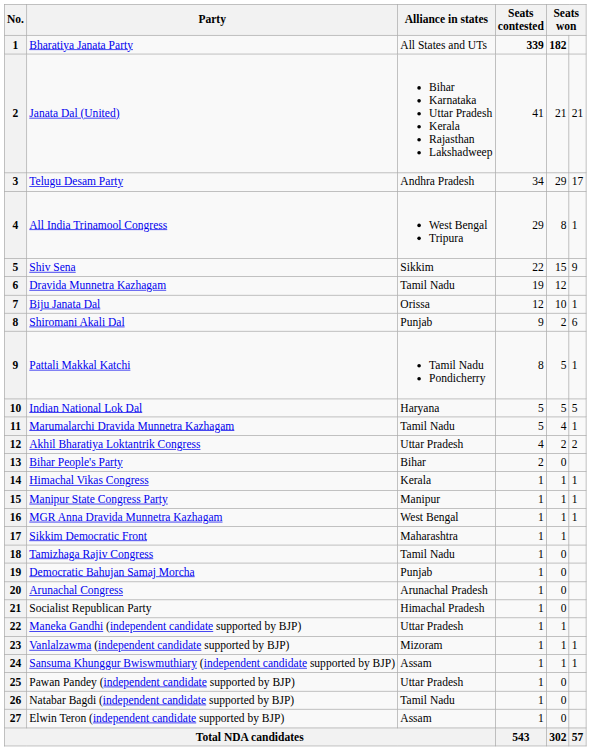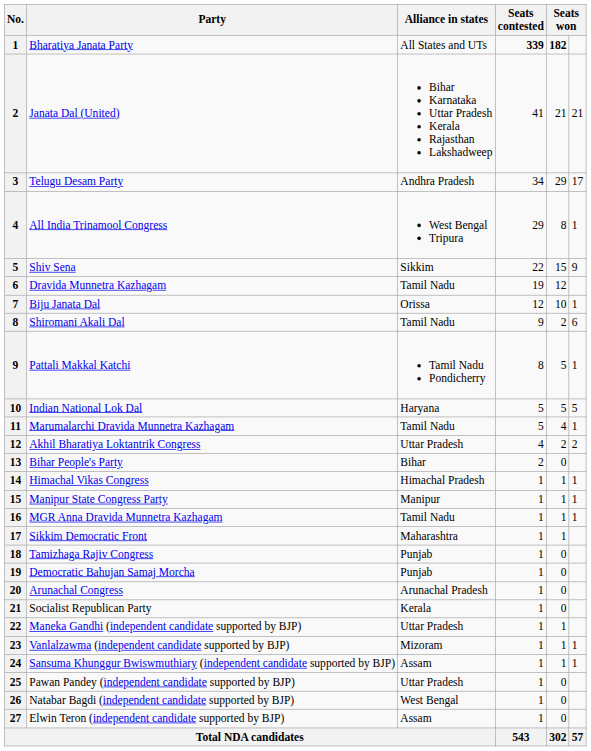(416, 322) Punjab -> (428, 322) Tamil Nadu
(416, 481) Kerala -> (442, 481) Himachal Pradesh
(429, 517) West Bengal -> (428, 517) Tamil Nadu
(428, 554) Tamil Nadu -> (416, 554) Punjab
(442, 608) Himachal Pradesh -> (416, 608) Kerala
(428, 700) Tamil Nadu -> (429, 700) West Bengal
